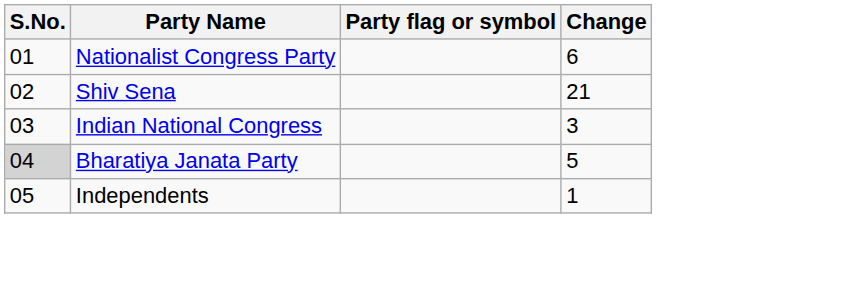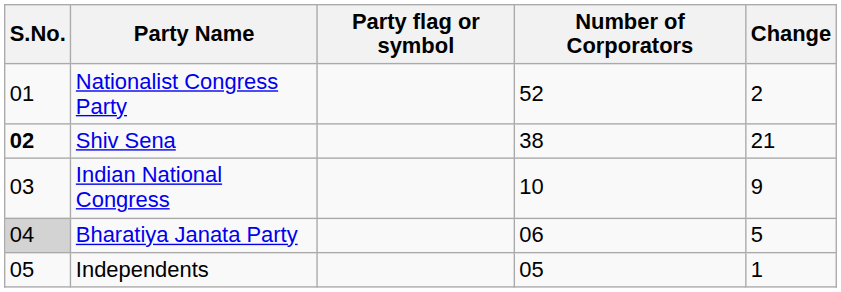+ column: (630, 34)
(572, 56) 6 -> (757, 93) 2
(22, 91) normal -> (22, 140) bold
(572, 126) 3 -> (757, 187) 9
